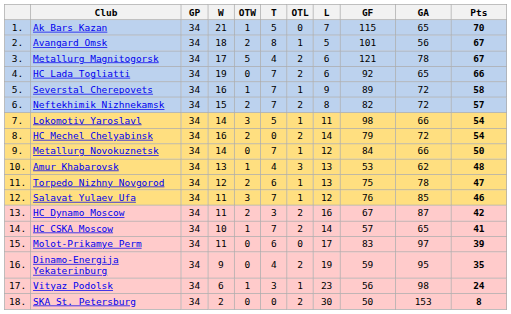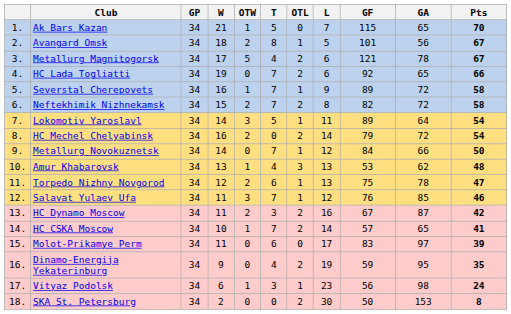(479, 105) 57 -> (479, 105) 58
(368, 120) 98 -> (368, 120) 89
(423, 120) 66 -> (423, 120) 64
